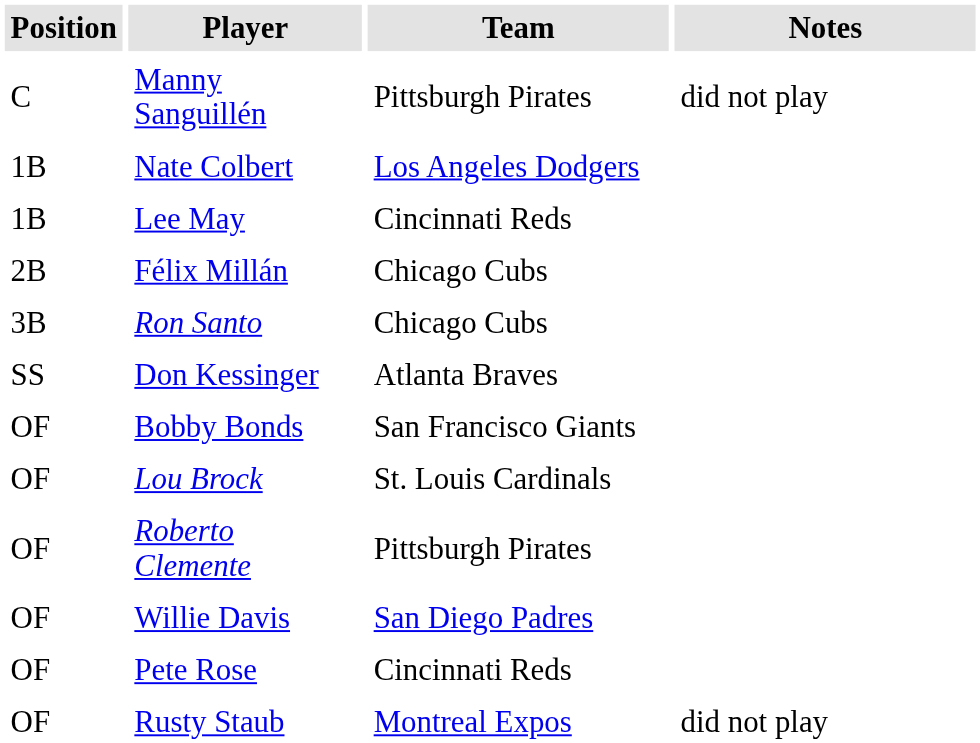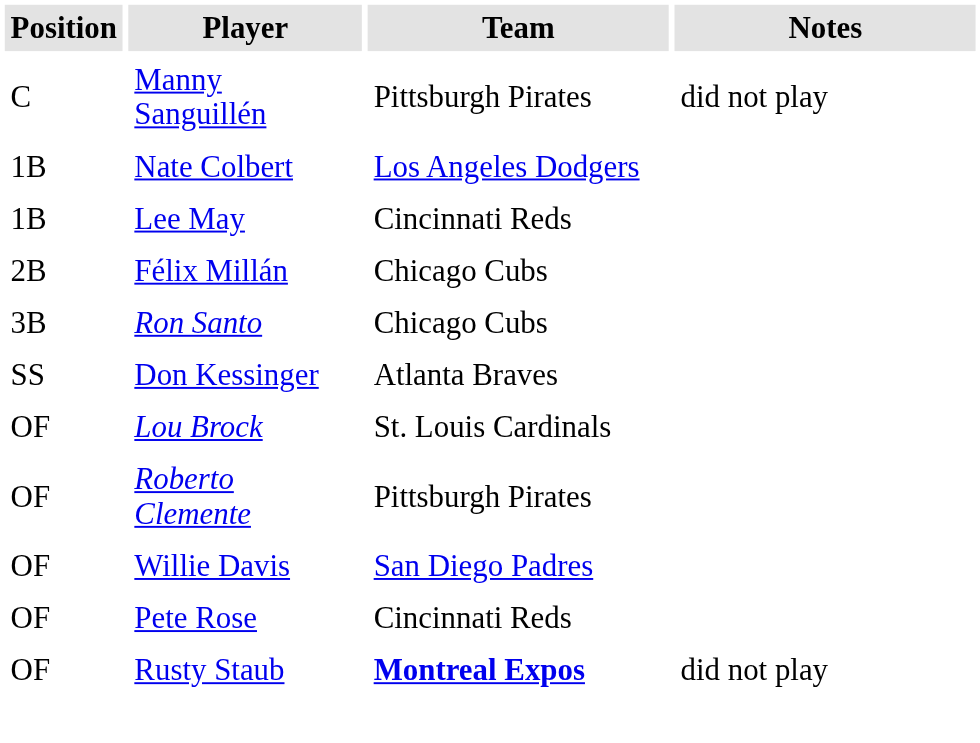- row: (219, 426)
(473, 722) normal -> (479, 670) bold
